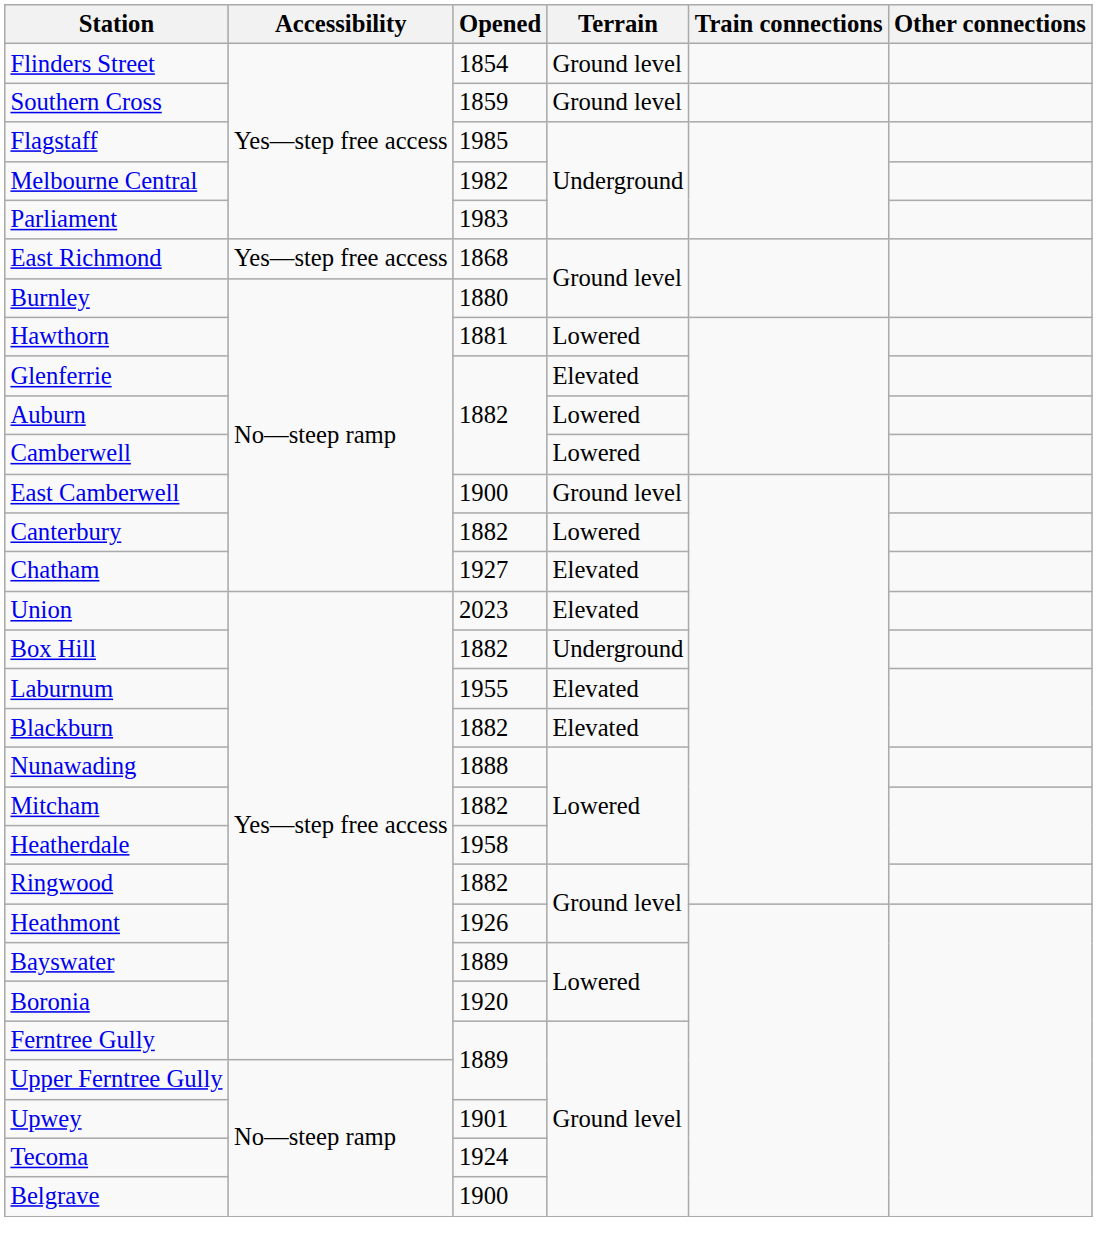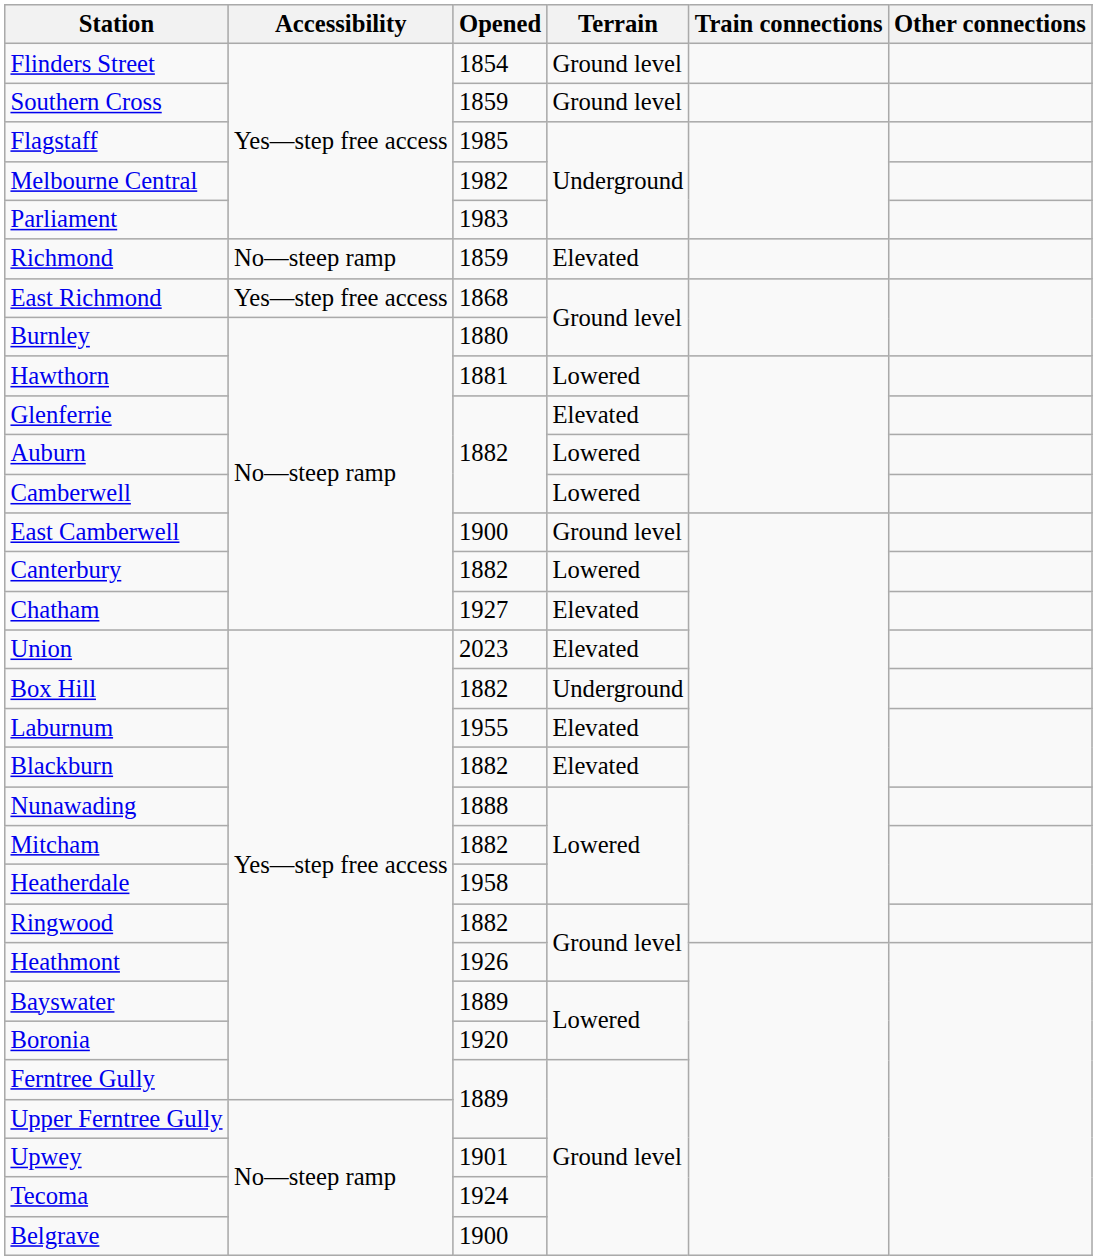+ row: (62, 258)
